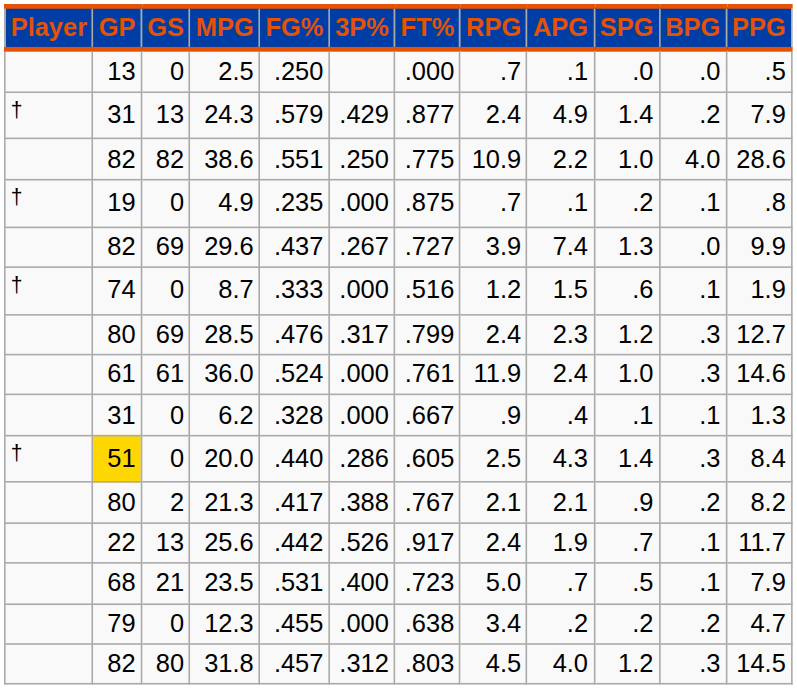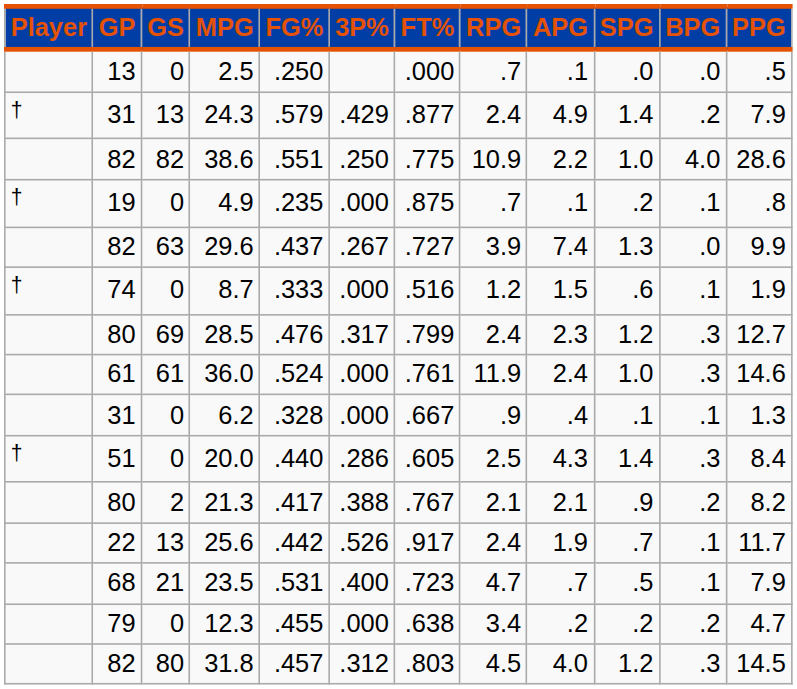(170, 246) 69 -> (170, 246) 63
(121, 458) gold background -> (121, 458) no background
(503, 583) 5.0 -> (503, 583) 4.7
